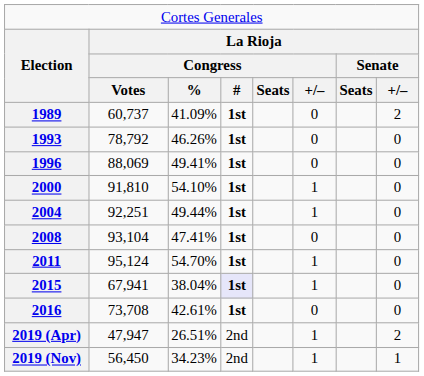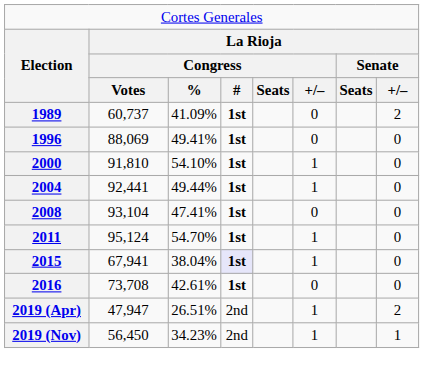- row: (47, 139)
(128, 212) 92,251 -> (128, 188) 92,441
